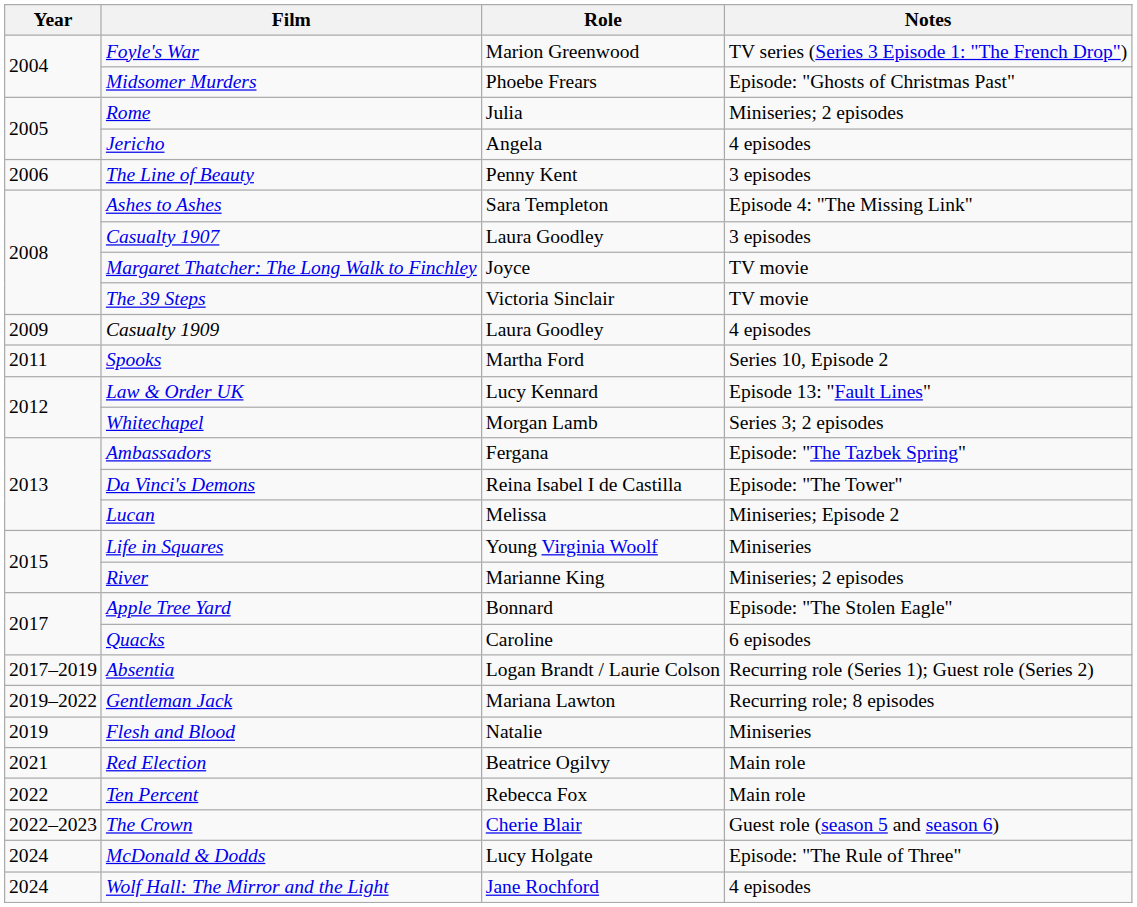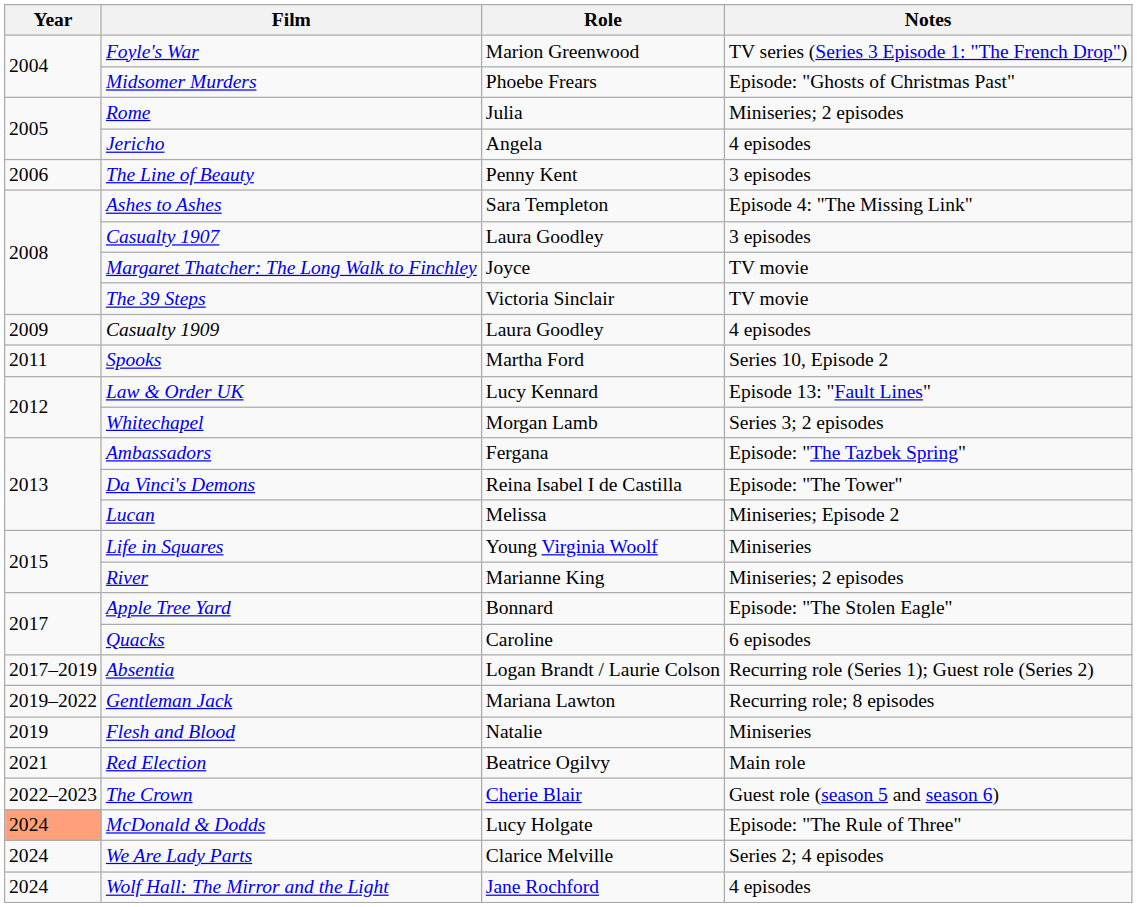- row: (152, 793)
(29, 855) no background -> (29, 824) lightsalmon background
+ row: (179, 855)
